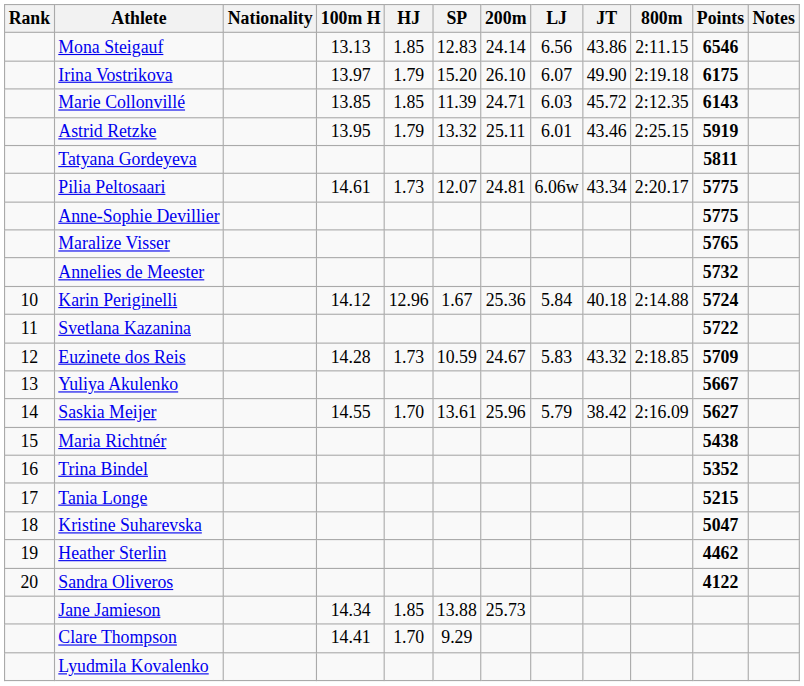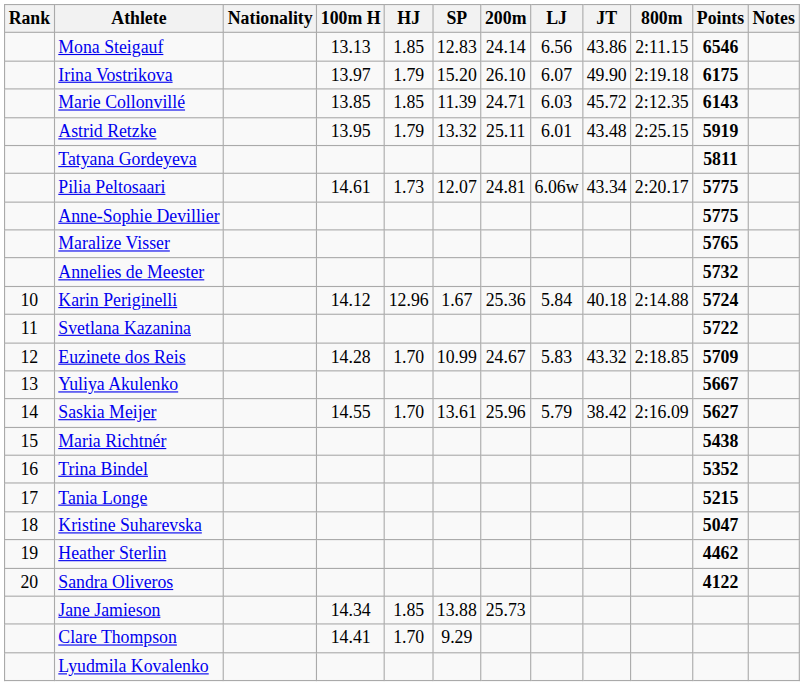(607, 131) 43.46 -> (607, 131) 43.48
(409, 356) 1.73 -> (409, 356) 1.70
(457, 356) 10.59 -> (457, 356) 10.99
